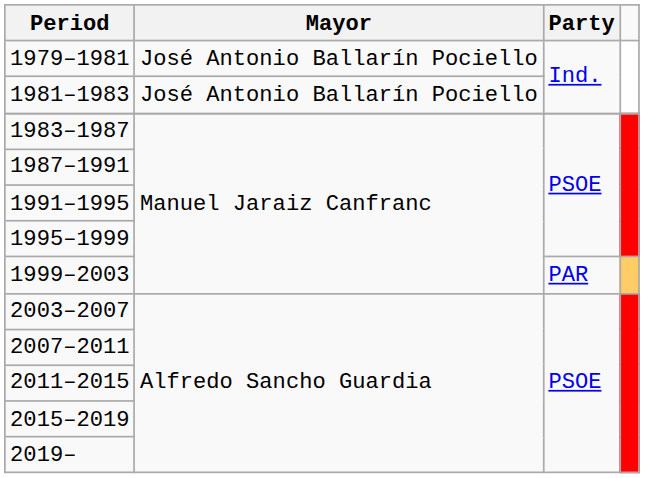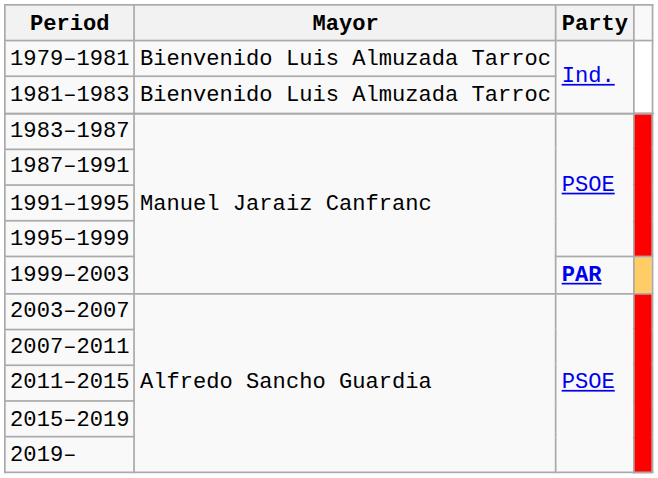(339, 59) José Antonio Ballarín Pociello -> (346, 59) Bienvenido Luis Almuzada Tarroc
(339, 95) José Antonio Ballarín Pociello -> (346, 95) Bienvenido Luis Almuzada Tarroc
(568, 275) normal -> (582, 275) bold
